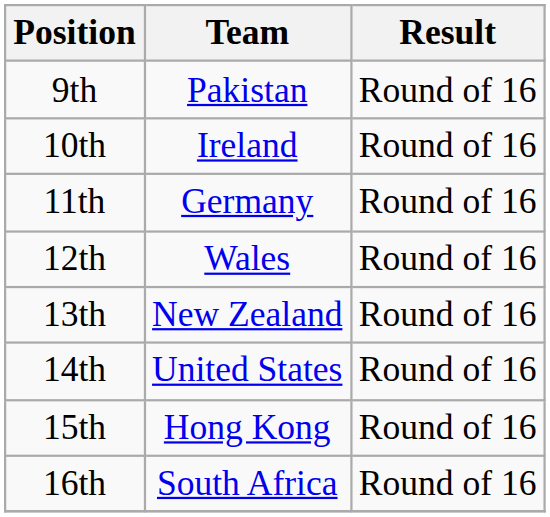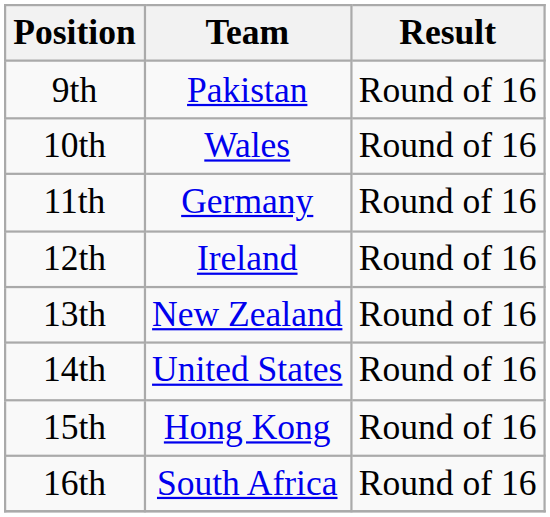(247, 145) Ireland -> (247, 145) Wales
(247, 257) Wales -> (247, 257) Ireland
